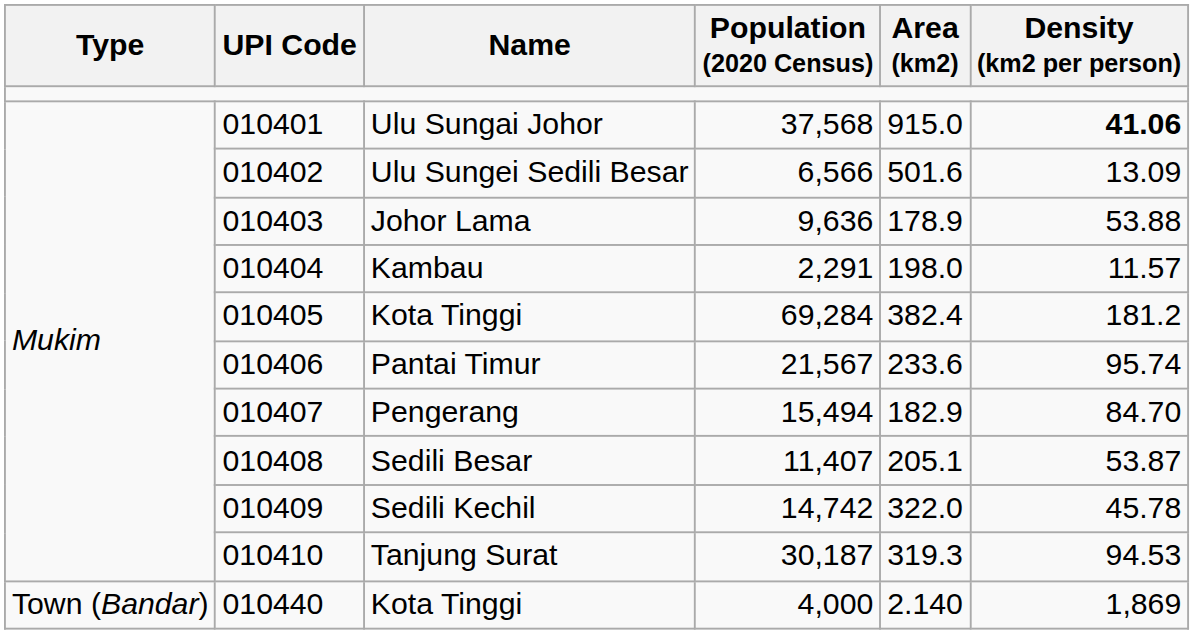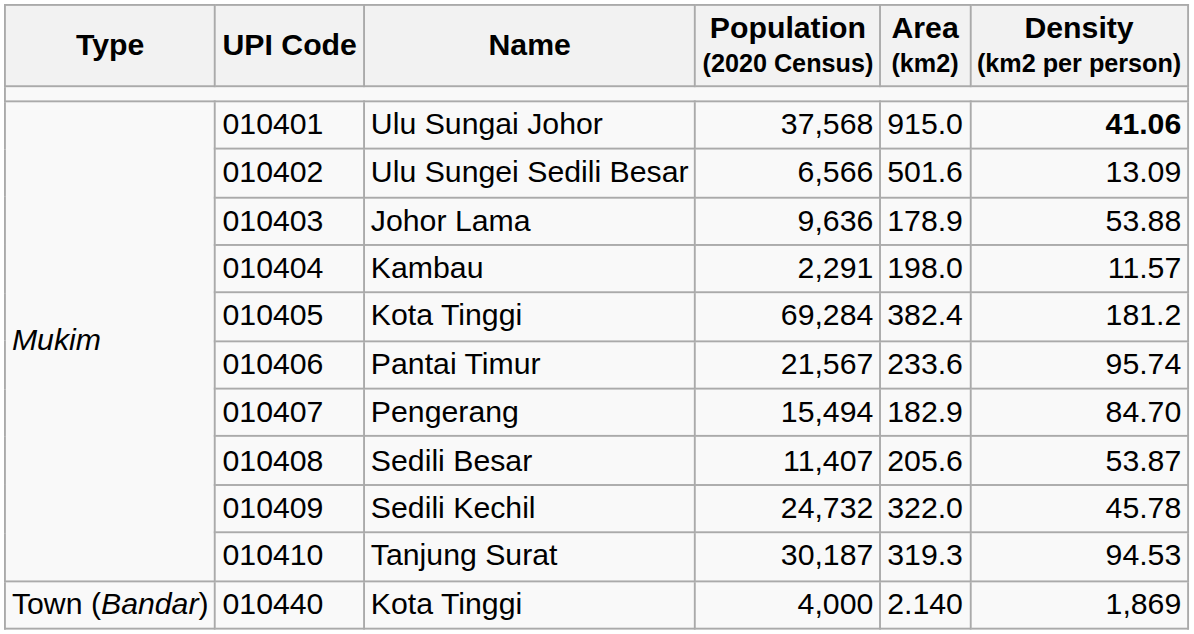(925, 460) 205.1 -> (925, 460) 205.6
(827, 508) 14,742 -> (827, 508) 24,732
